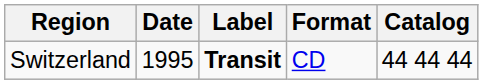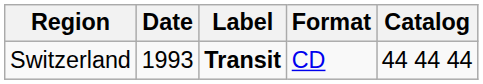(168, 60) 1995 -> (168, 60) 1993
